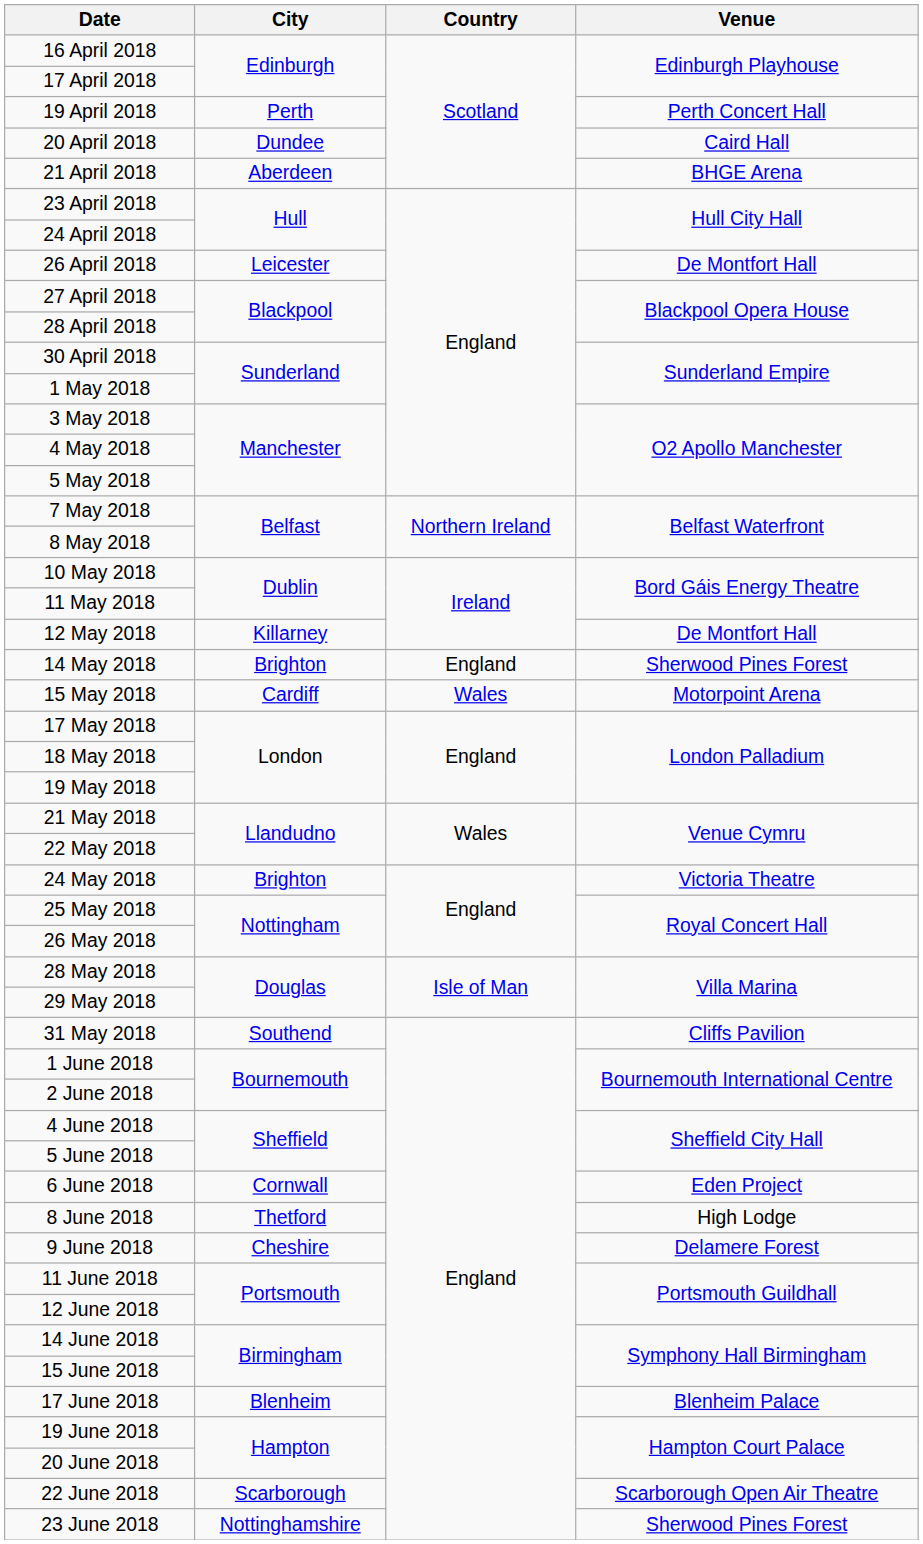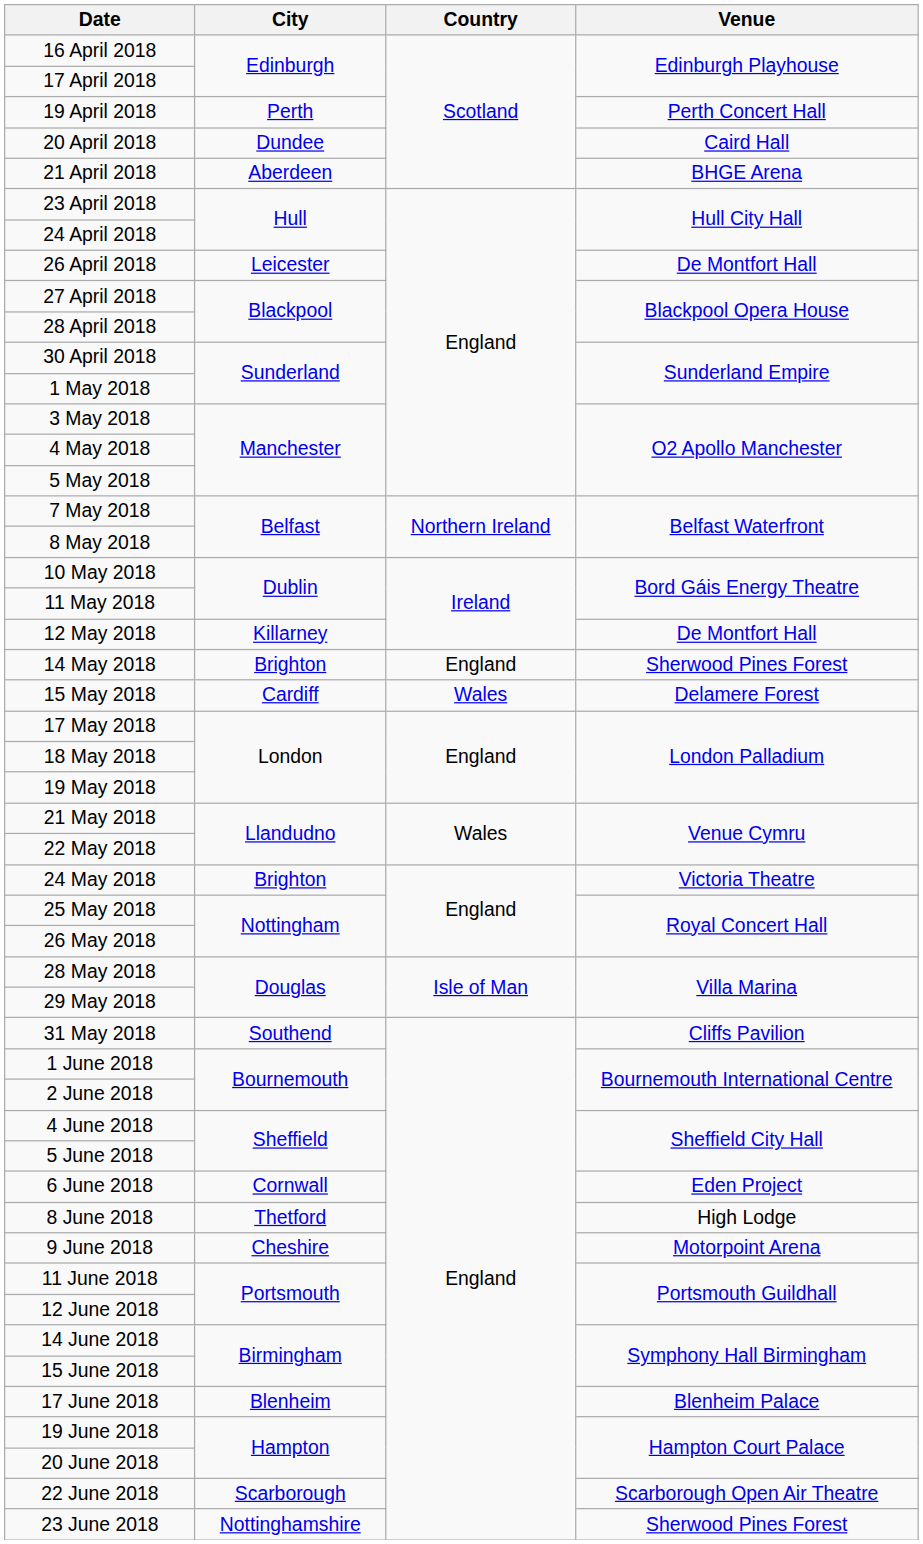(747, 695) Motorpoint Arena -> (747, 695) Delamere Forest
(747, 1248) Delamere Forest -> (747, 1248) Motorpoint Arena
